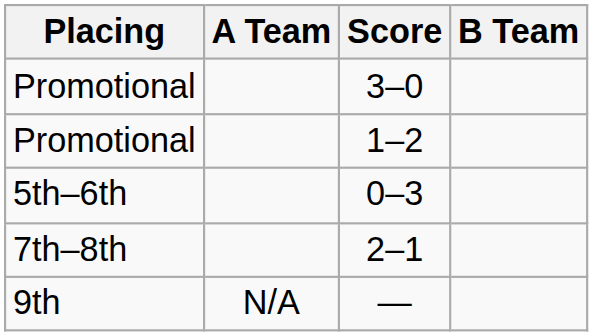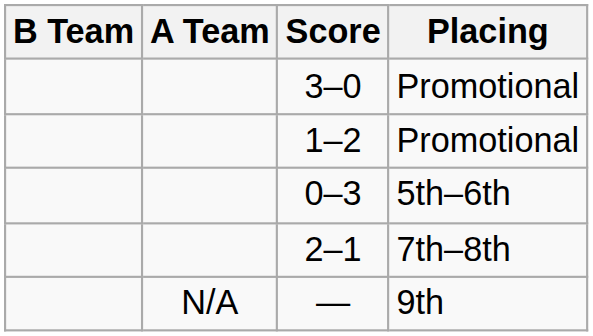columns swapped: (104, 31) <-> (519, 31)
